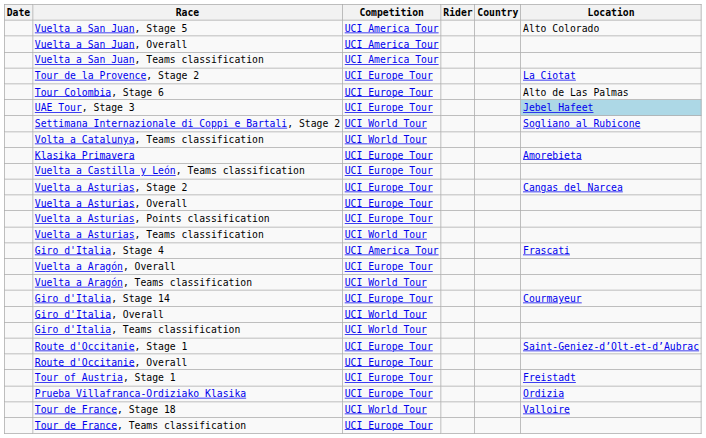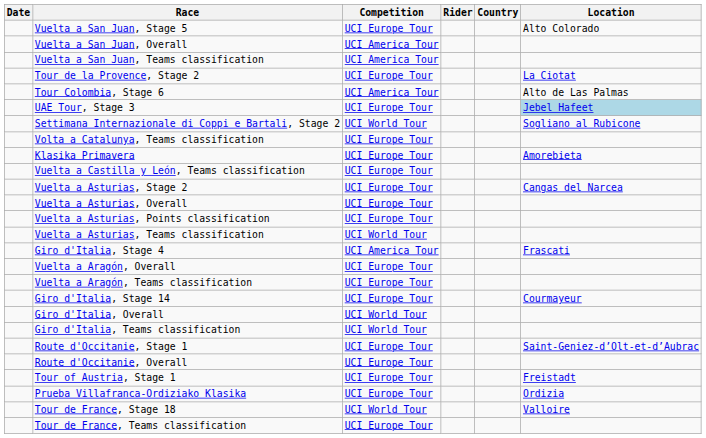(392, 28) UCI America Tour -> (389, 28) UCI Europe Tour
(389, 92) UCI Europe Tour -> (392, 92) UCI America Tour
(386, 139) UCI World Tour -> (389, 139) UCI Europe Tour
(386, 282) UCI World Tour -> (389, 282) UCI Europe Tour
